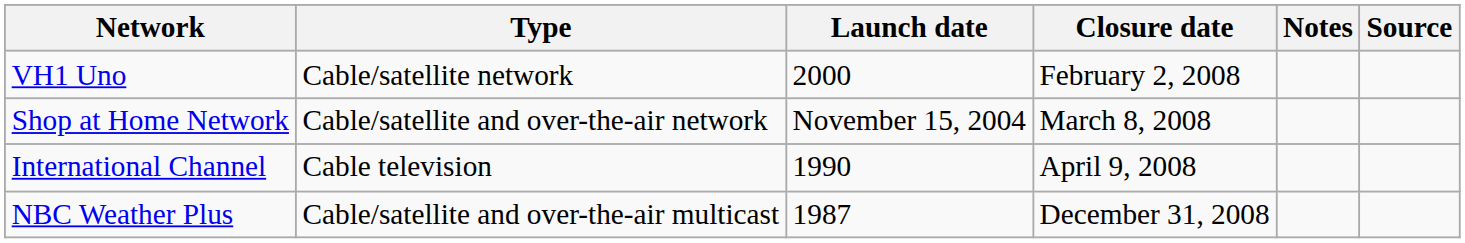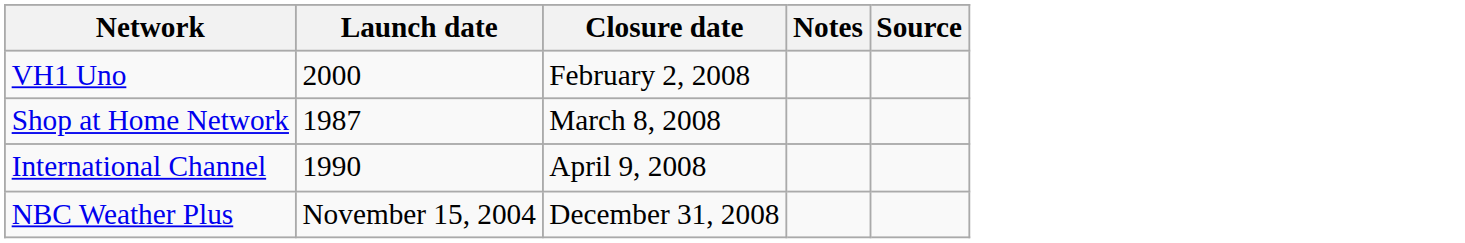- column: (541, 27)
(909, 120) November 15, 2004 -> (332, 120) 1987
(822, 213) 1987 -> (419, 213) November 15, 2004
